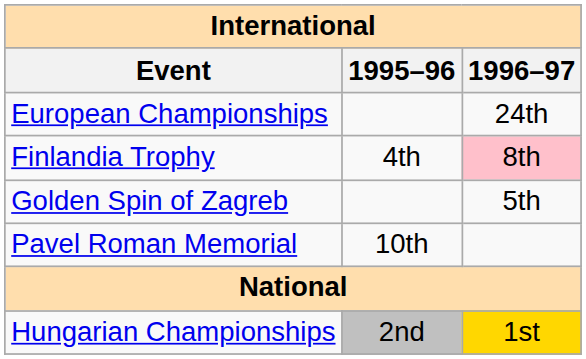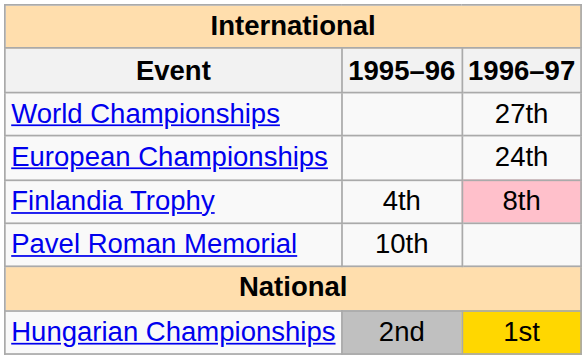+ row: (146, 113)
- row: (150, 200)
